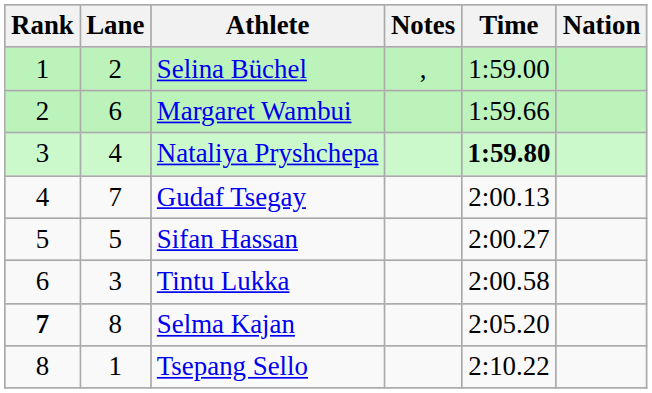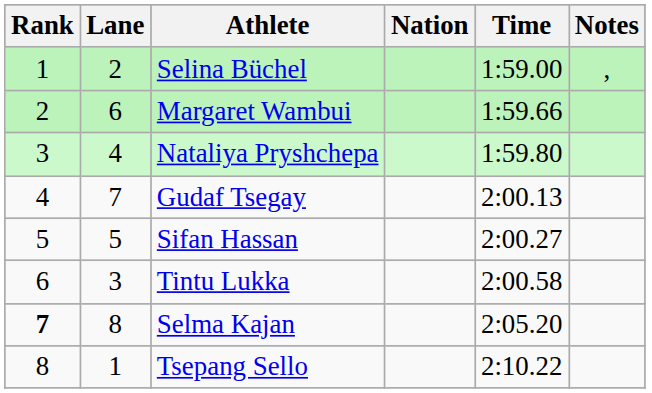columns swapped: (602, 25) <-> (423, 25)
(509, 153) bold -> (522, 153) normal
